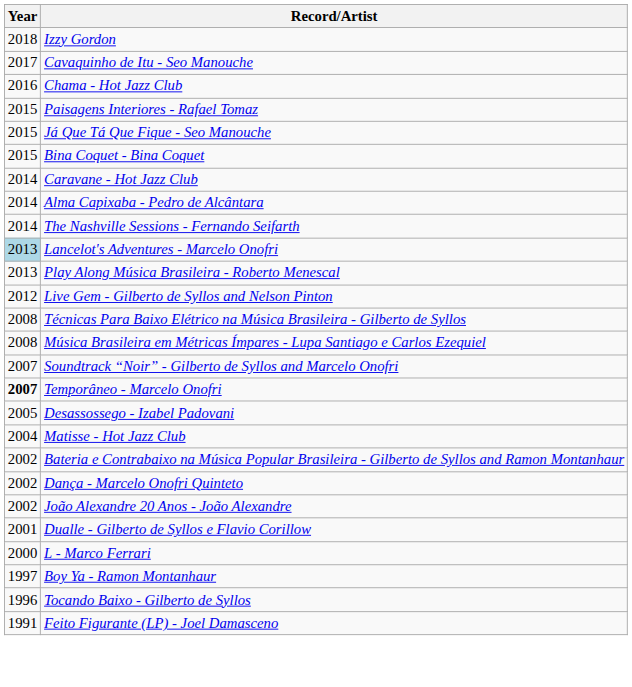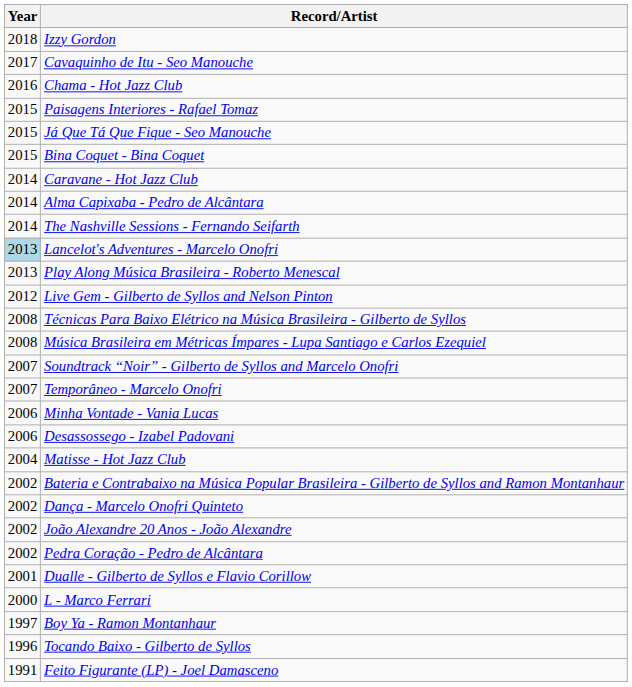(23, 389) bold -> (23, 389) normal
+ row: (131, 413)
(23, 413) 2005 -> (23, 436) 2006
+ row: (153, 553)
